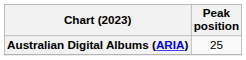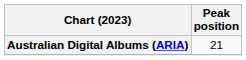(216, 45) 25 -> (216, 45) 21
